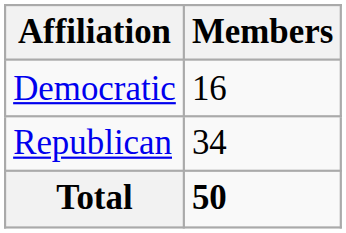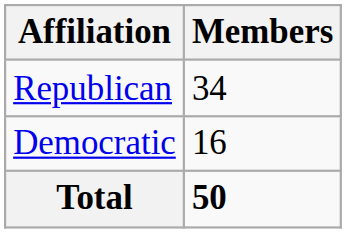rows swapped: (93, 142) <-> (94, 87)
